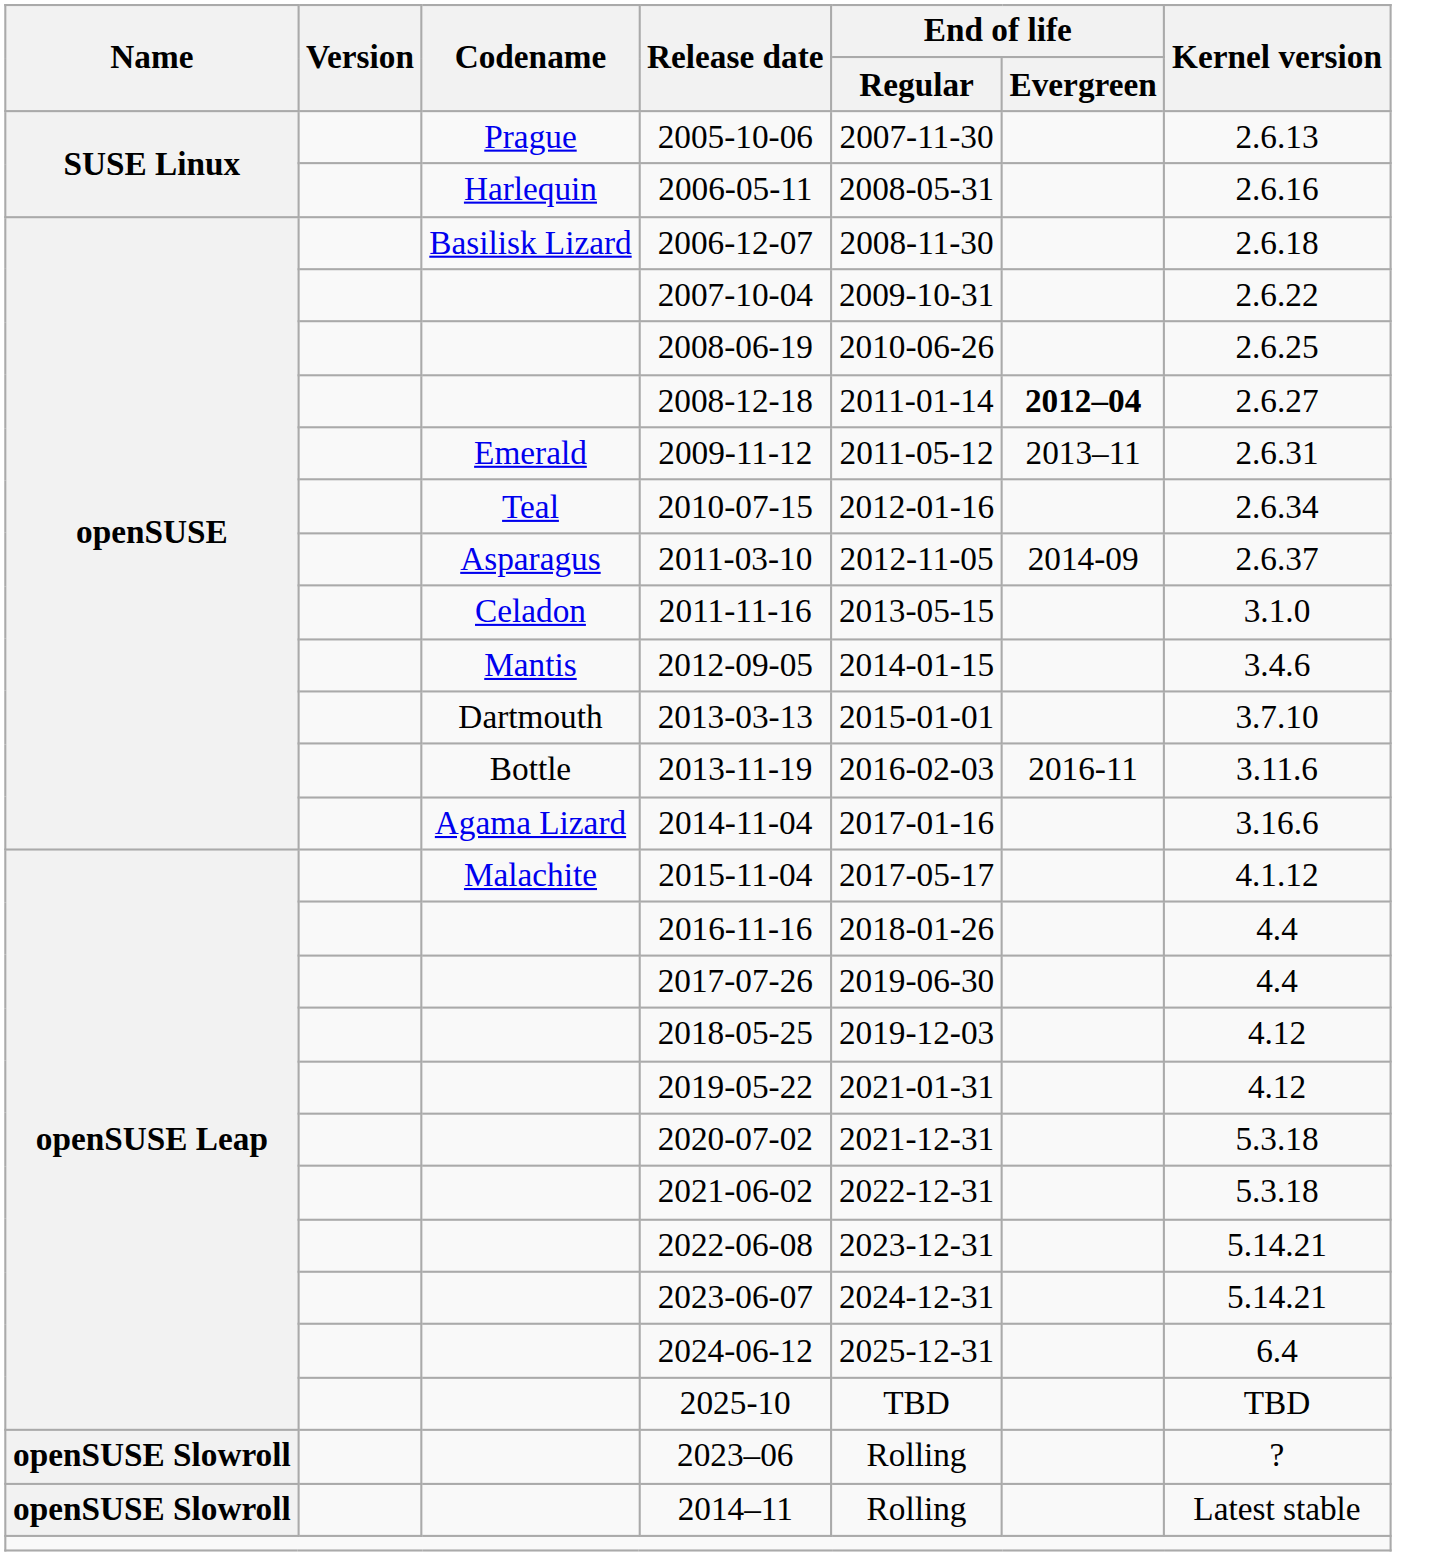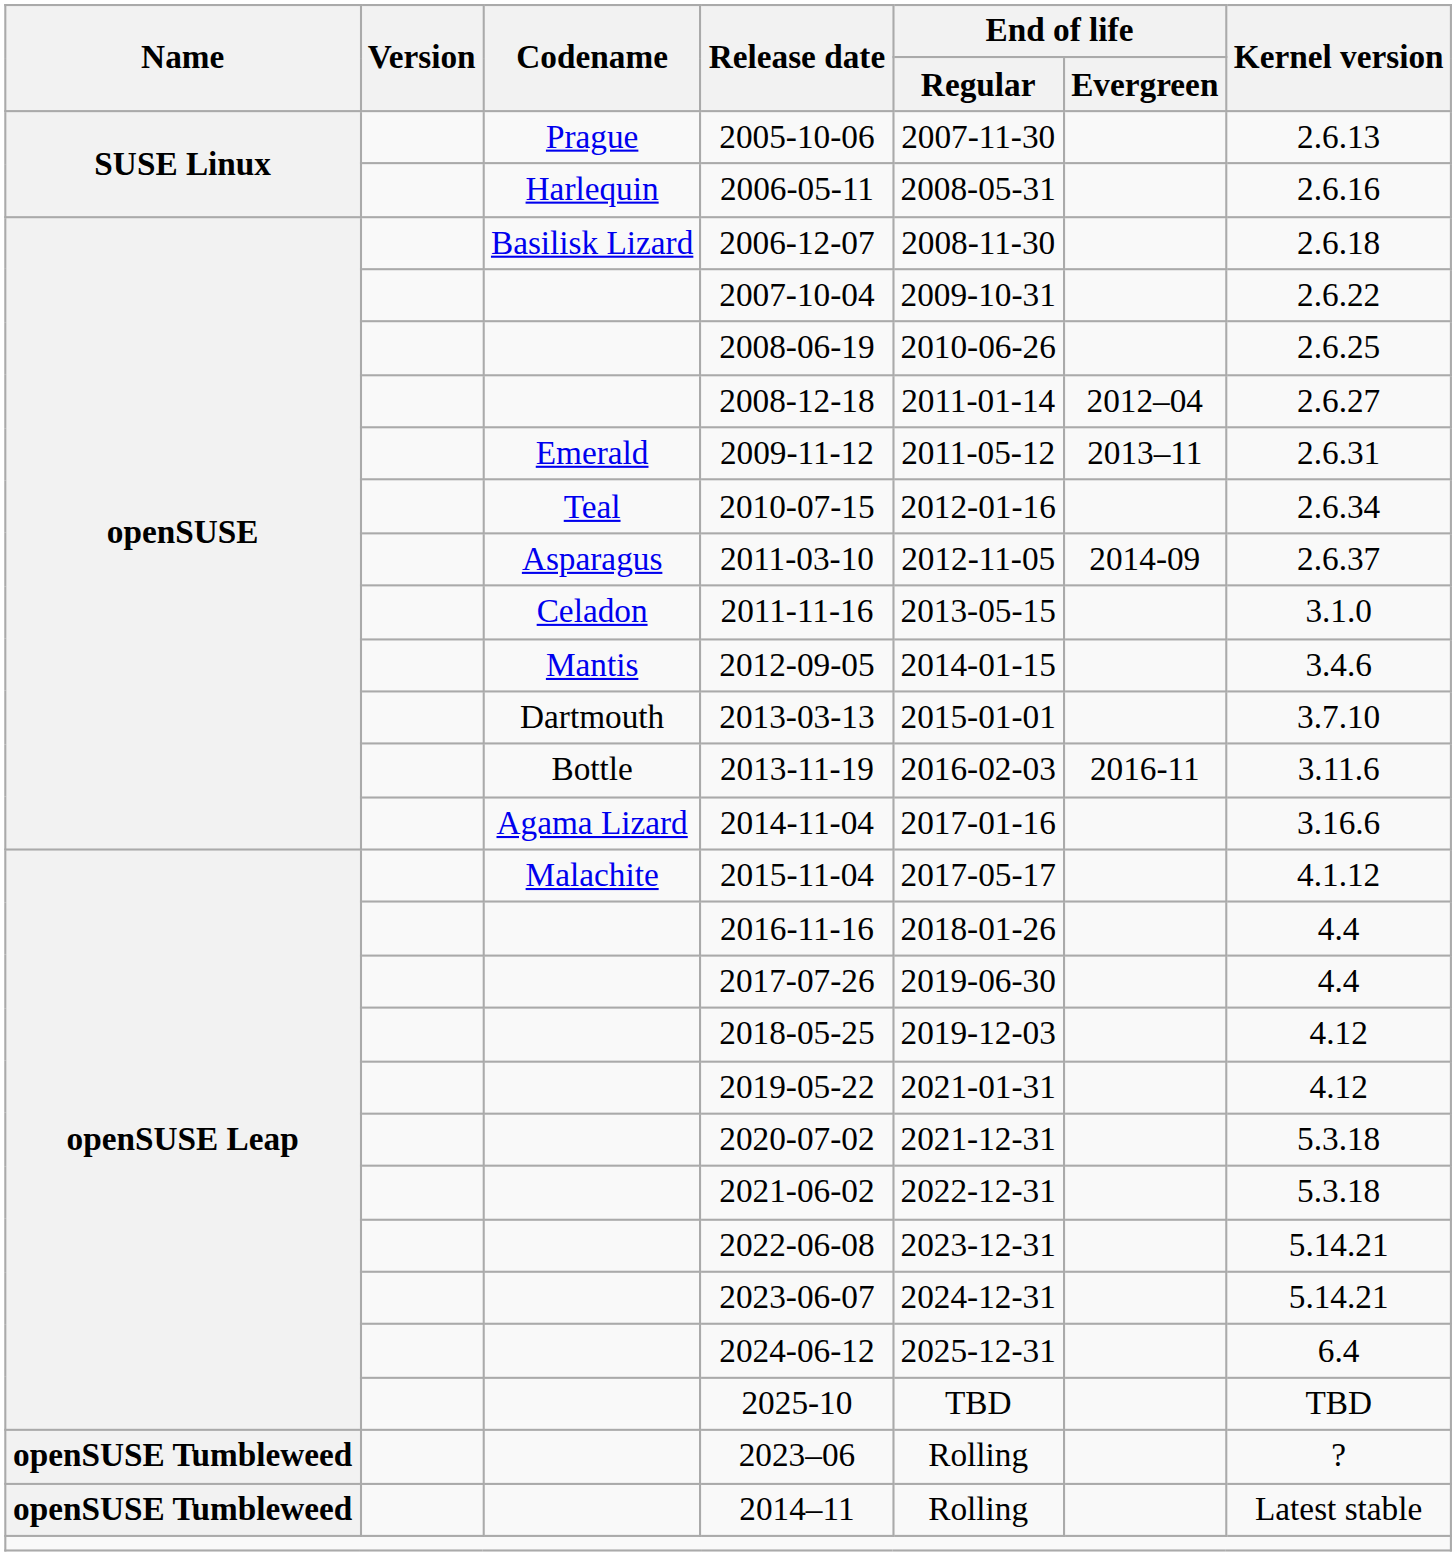(1083, 400) bold -> (1145, 400) normal
(152, 1455) openSUSE Slowroll -> (183, 1455) openSUSE Tumbleweed
(152, 1508) openSUSE Slowroll -> (183, 1508) openSUSE Tumbleweed
